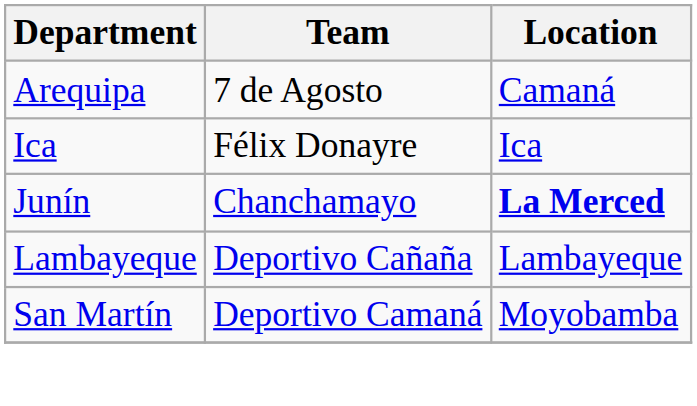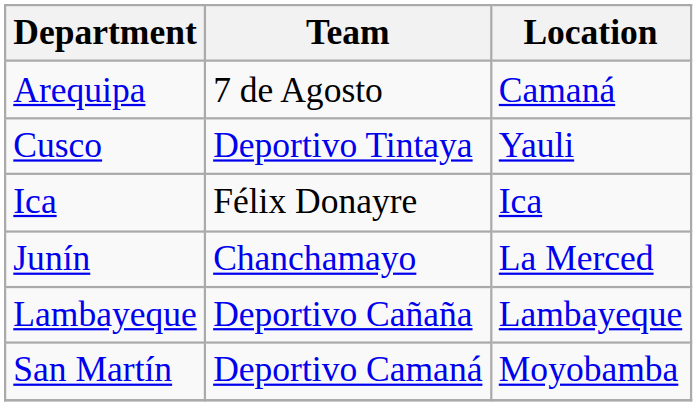+ row: (58, 145)
(582, 201) bold -> (576, 257) normal
